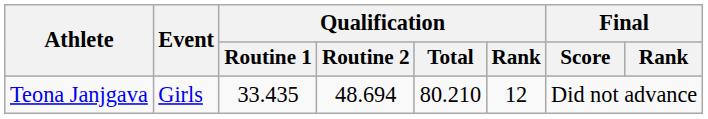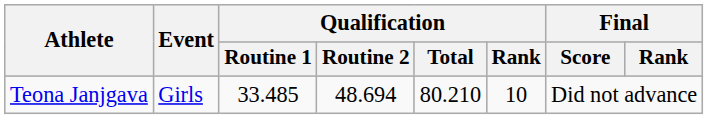(268, 94) 33.435 -> (268, 94) 33.485
(516, 94) 12 -> (516, 94) 10
